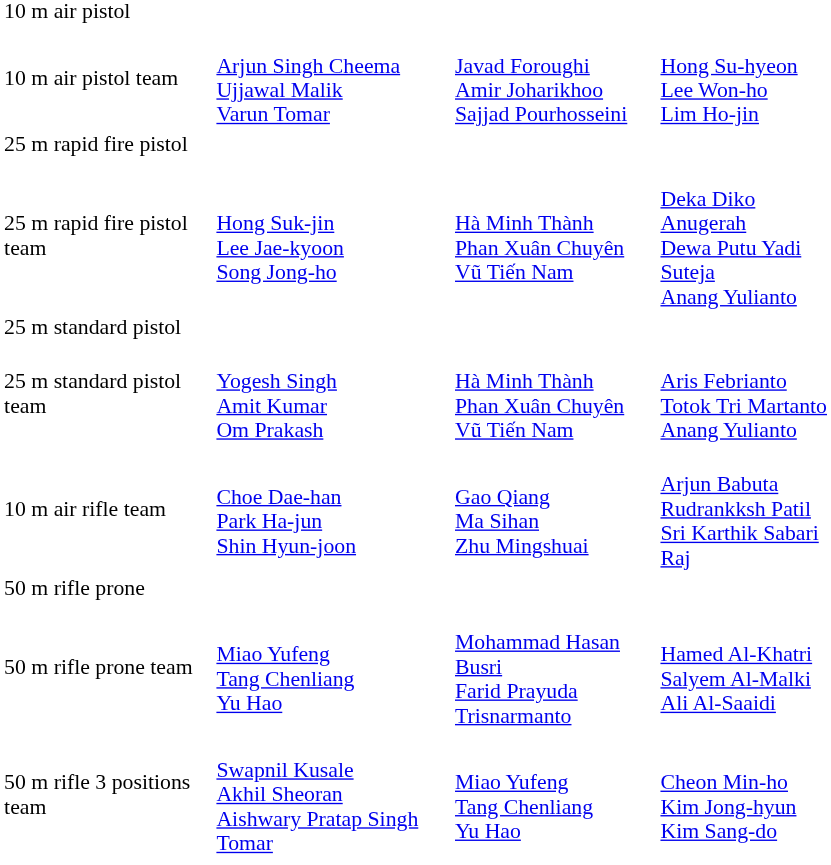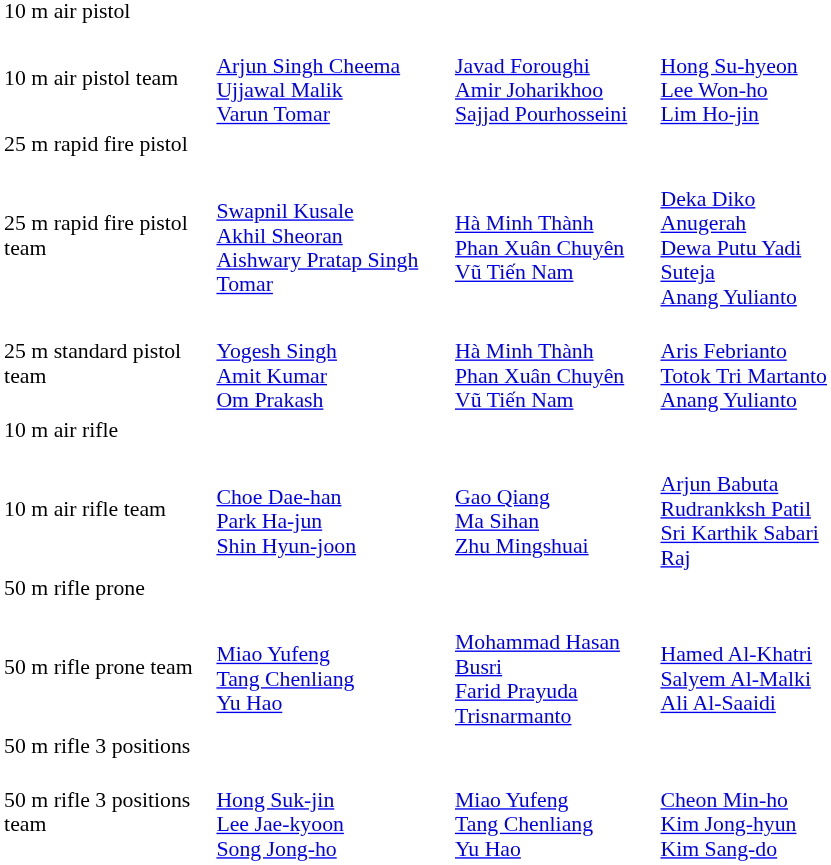(280, 247) Hong Suk-jin Lee Jae-kyoon Song Jong-ho -> (317, 247) Swapnil Kusale Akhil Sheoran Aishwary Pratap Singh Tomar
- row: (93, 326)
+ row: (61, 430)
+ row: (97, 745)
(317, 806) Swapnil Kusale Akhil Sheoran Aishwary Pratap Singh Tomar -> (280, 824) Hong Suk-jin Lee Jae-kyoon Song Jong-ho
